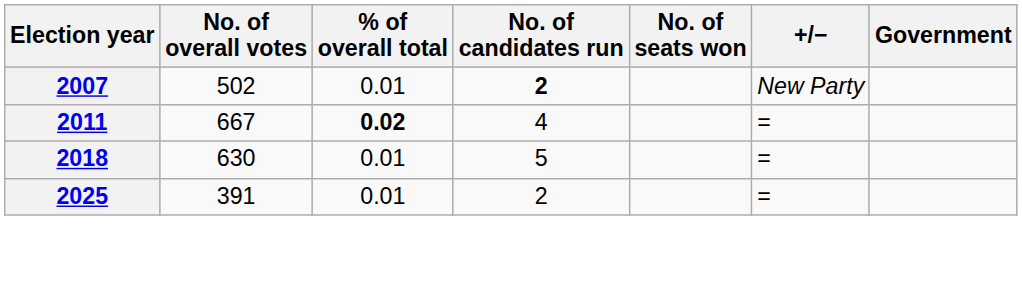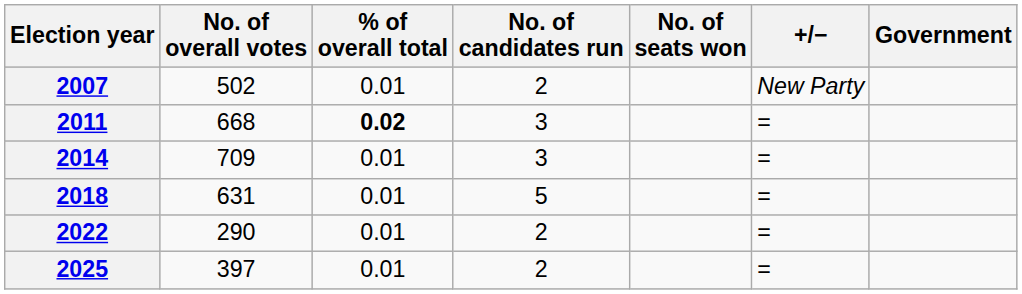(541, 85) bold -> (541, 85) normal
(236, 122) 667 -> (236, 122) 668
(541, 122) 4 -> (541, 122) 3
+ row: (82, 159)
(236, 159) 630 -> (236, 196) 631
+ row: (82, 232)
(236, 196) 391 -> (236, 269) 397
